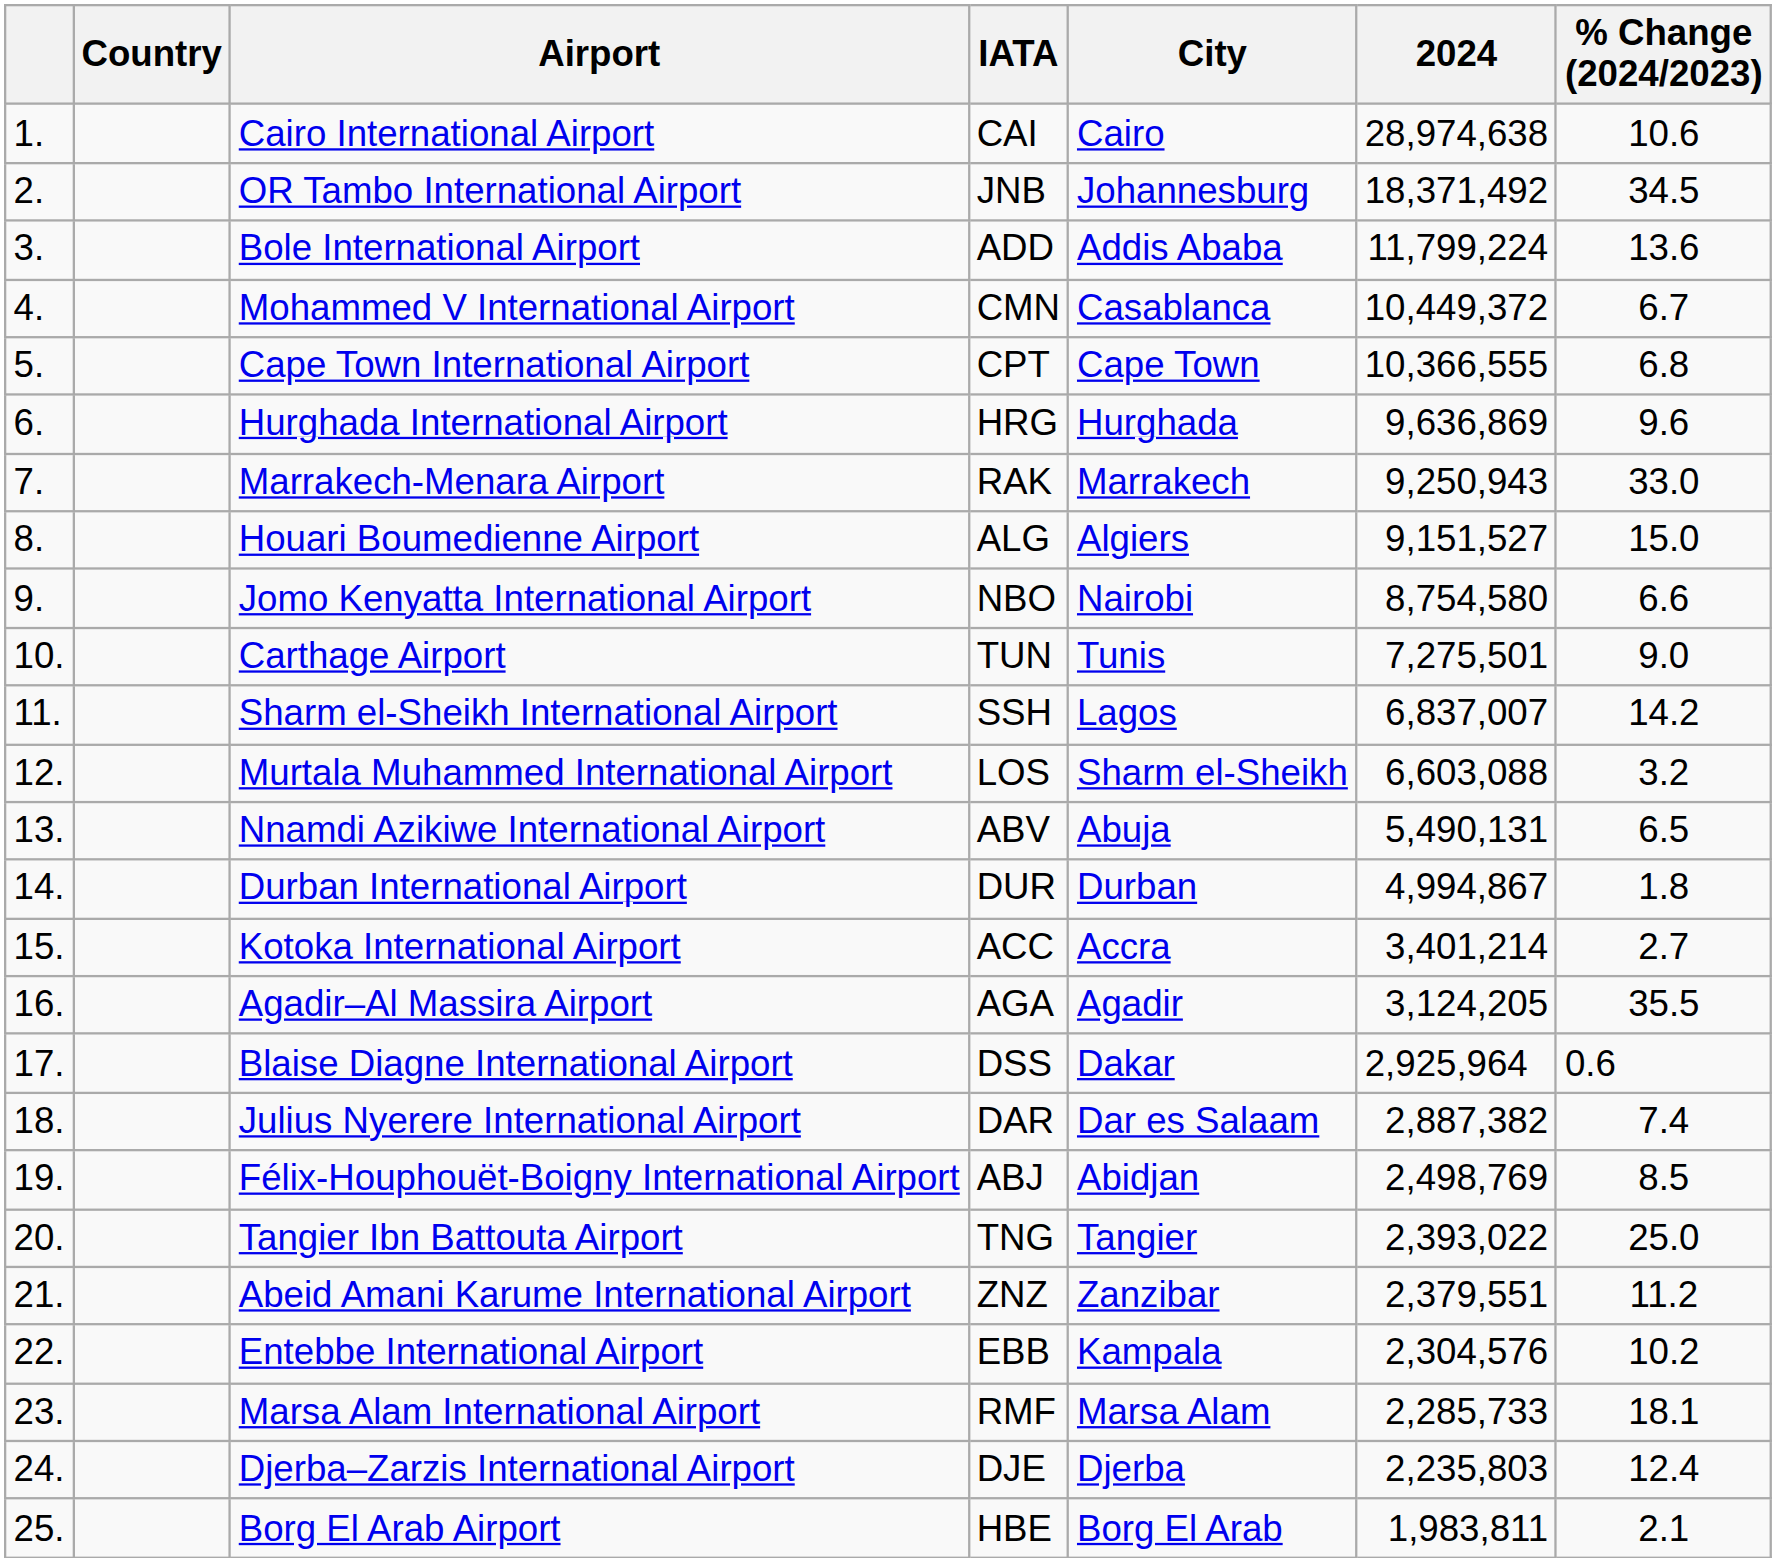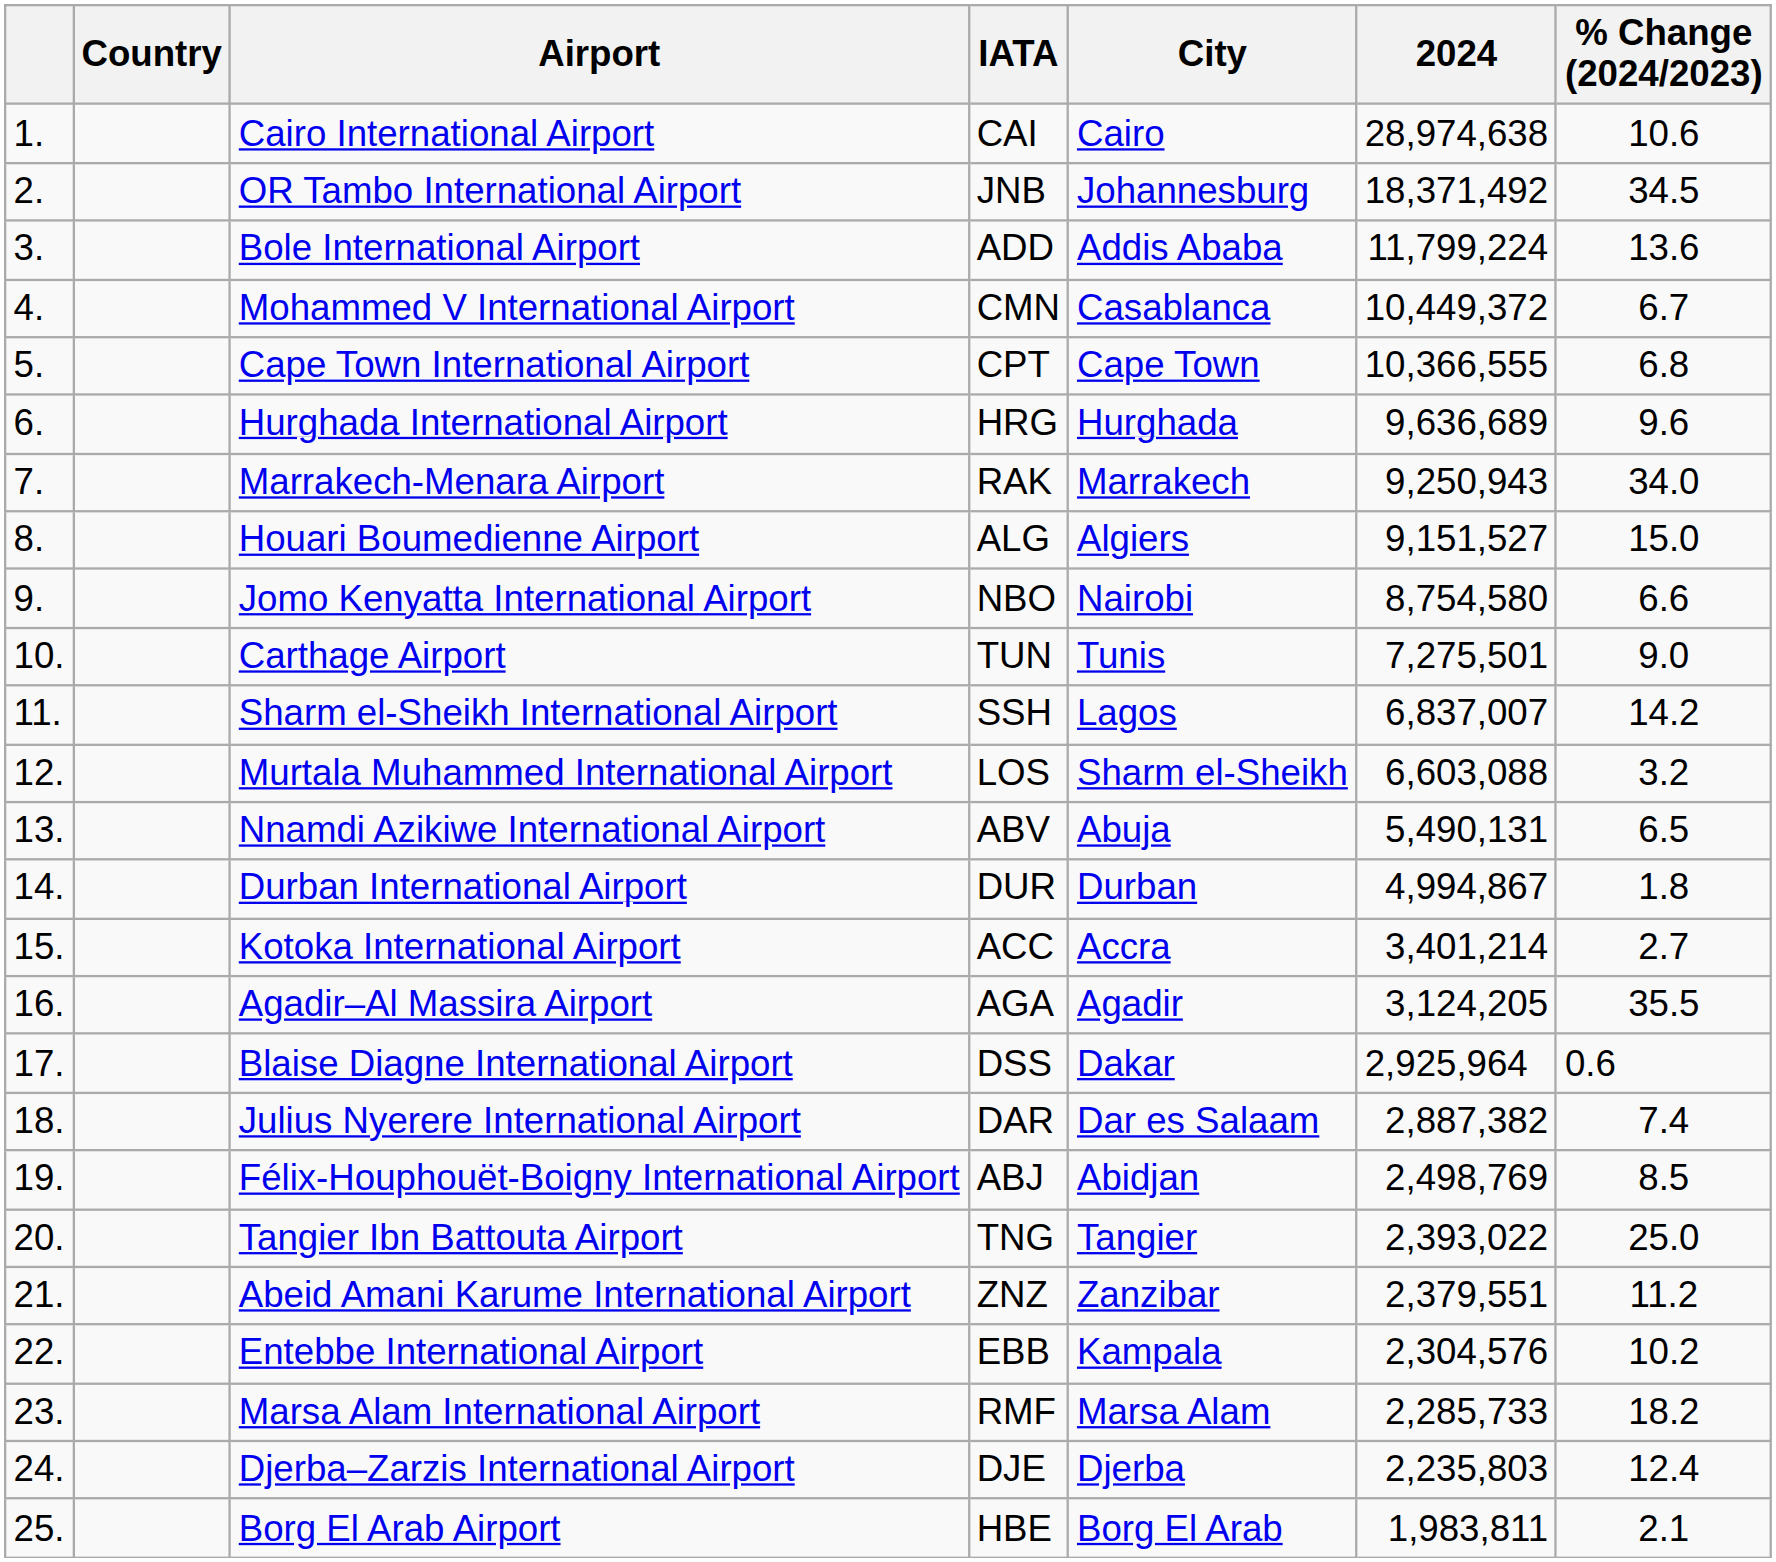(1467, 423) 9,636,869 -> (1467, 423) 9,636,689
(1664, 481) 33.0 -> (1664, 481) 34.0
(1664, 1411) 18.1 -> (1664, 1411) 18.2
